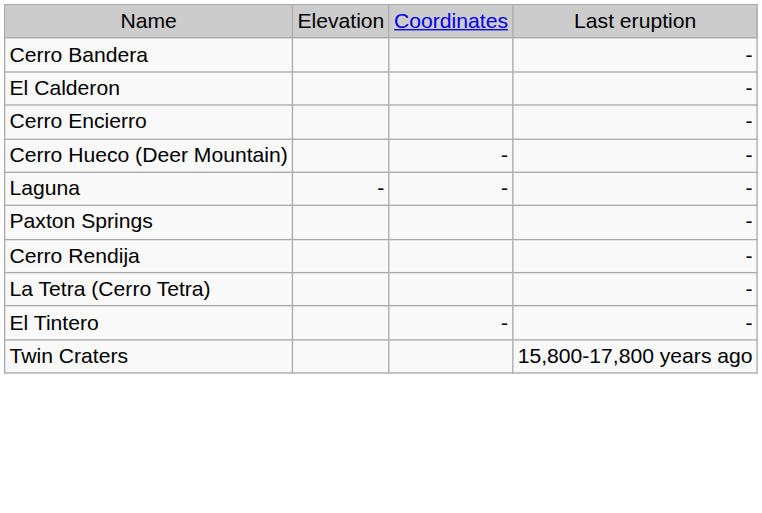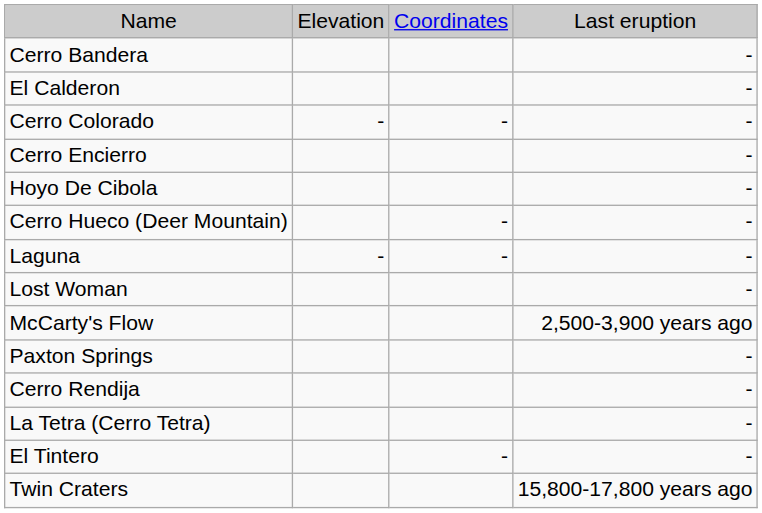+ row: (82, 121)
+ row: (83, 188)
+ row: (69, 289)
+ row: (81, 322)
